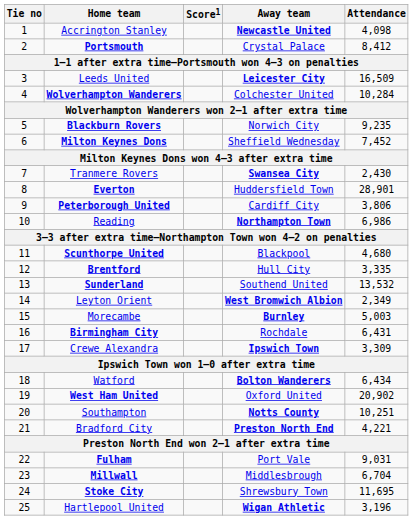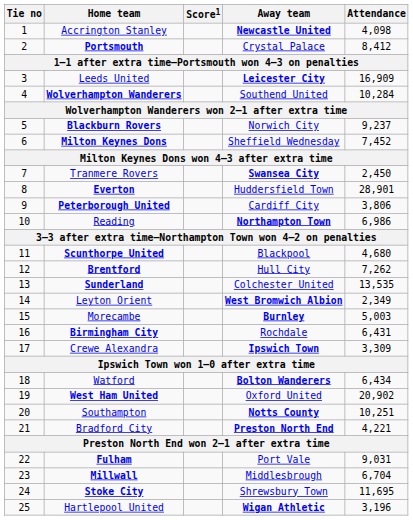(377, 78) 16,509 -> (377, 78) 16,909
(284, 94) Colchester United -> (284, 94) Southend United
(377, 126) 9,235 -> (377, 126) 9,237
(377, 174) 2,430 -> (377, 174) 2,450
(377, 269) 3,335 -> (377, 269) 7,262
(284, 285) Southend United -> (284, 285) Colchester United
(377, 285) 13,532 -> (377, 285) 13,535
